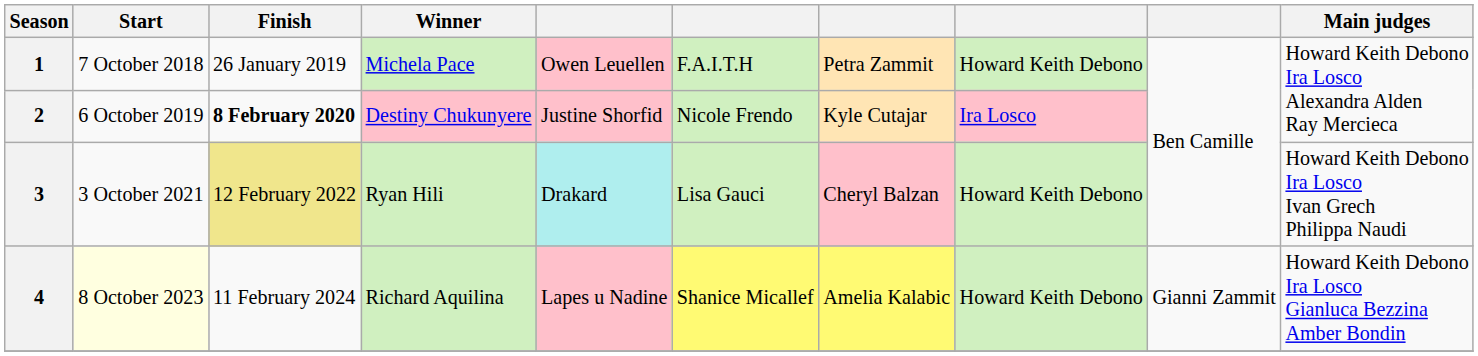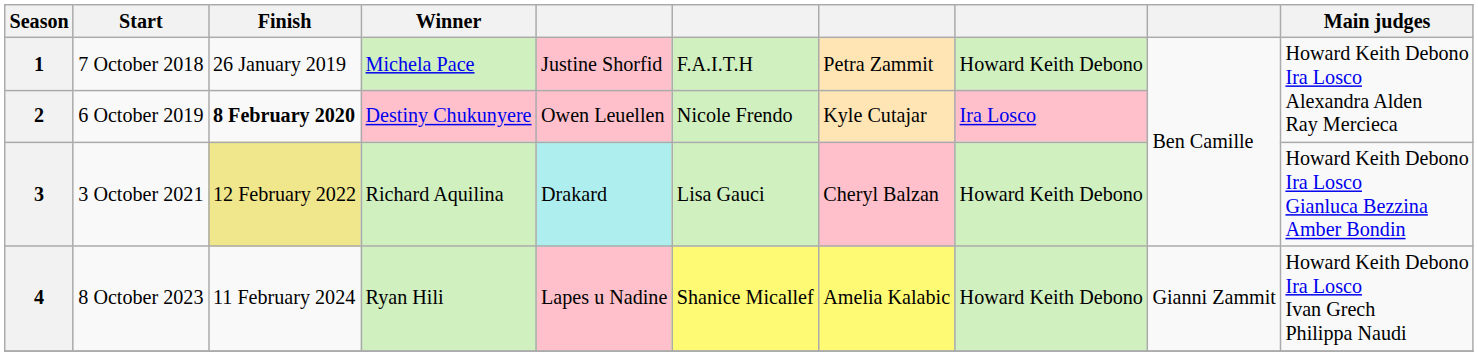(603, 63) Owen Leuellen -> (602, 63) Justine Shorfid
(602, 115) Justine Shorfid -> (603, 115) Owen Leuellen
(405, 193) Ryan Hili -> (435, 193) Richard Aquilina
(1377, 193) Howard Keith Debono Ira Losco Ivan Grech Philippa Naudi -> (1377, 193) Howard Keith Debono Ira Losco Gianluca Bezzina Amber Bondin
(141, 297) lightyellow background -> (141, 297) no background
(435, 297) Richard Aquilina -> (405, 297) Ryan Hili
(1377, 297) Howard Keith Debono Ira Losco Gianluca Bezzina Amber Bondin -> (1377, 297) Howard Keith Debono Ira Losco Ivan Grech Philippa Naudi
